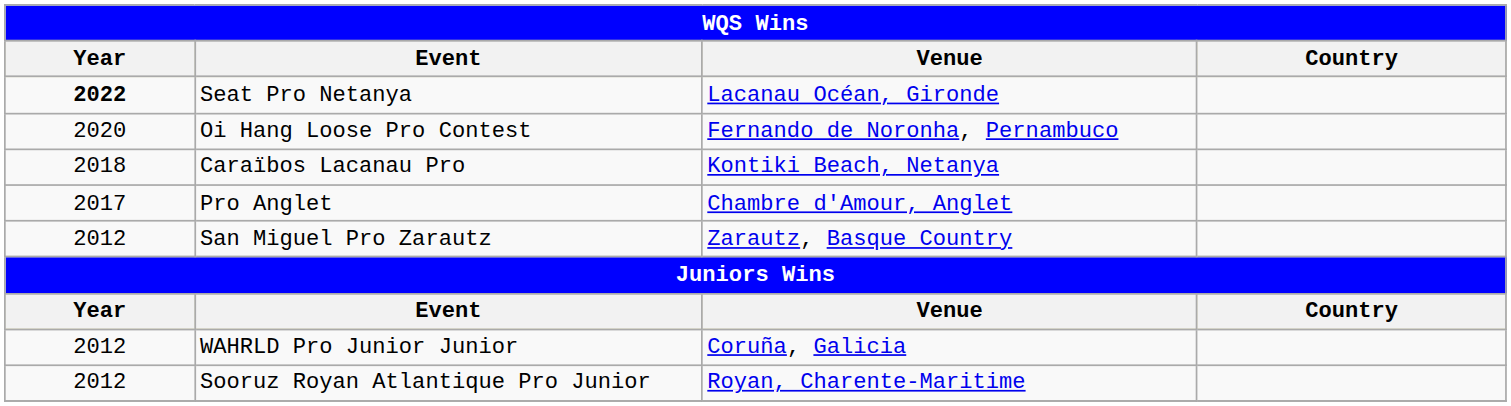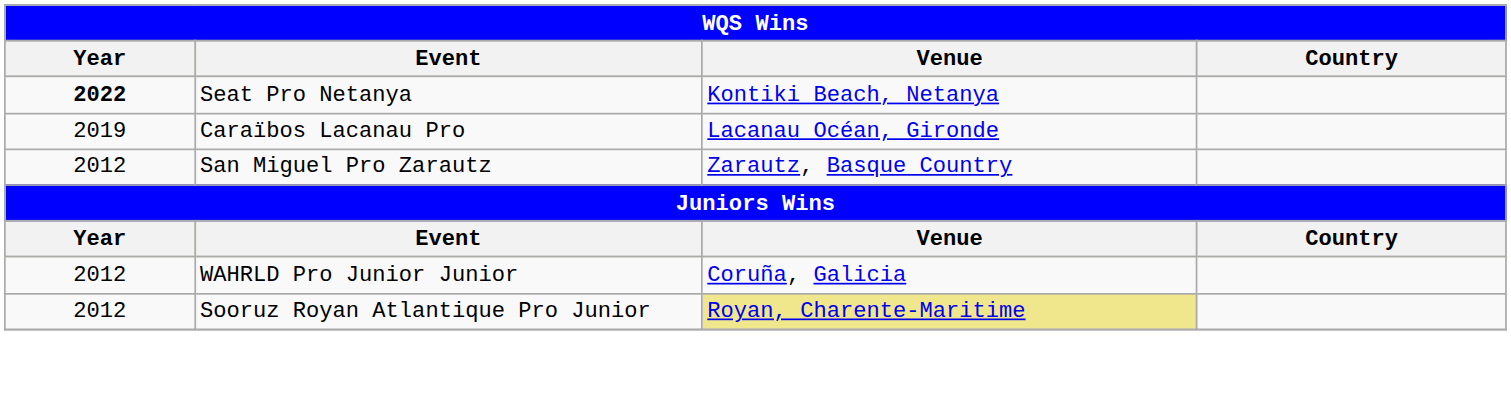(853, 95) Lacanau Océan, Gironde -> (853, 95) Kontiki Beach, Netanya
- row: (366, 131)
(100, 167) 2018 -> (100, 131) 2019
(853, 167) Kontiki Beach, Netanya -> (853, 131) Lacanau Océan, Gironde
- row: (266, 203)
(866, 383) no background -> (866, 311) khaki background
